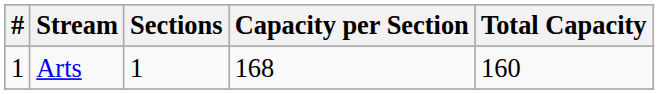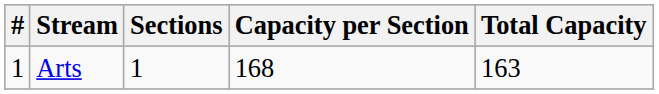(501, 67) 160 -> (501, 67) 163
